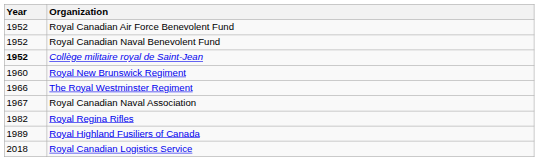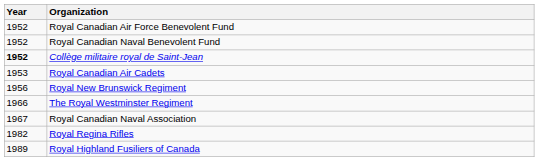+ row: (107, 73)
(17, 73) 1960 -> (17, 88) 1956
- row: (121, 149)
